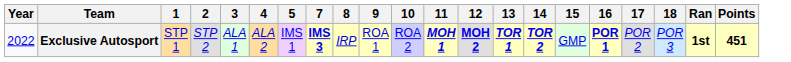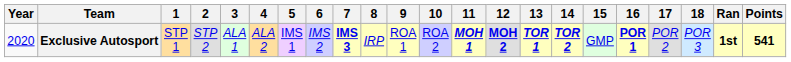+ column: (319, 14)
(21, 40) 2022 -> (21, 40) 2020
(737, 40) 451 -> (764, 40) 541
